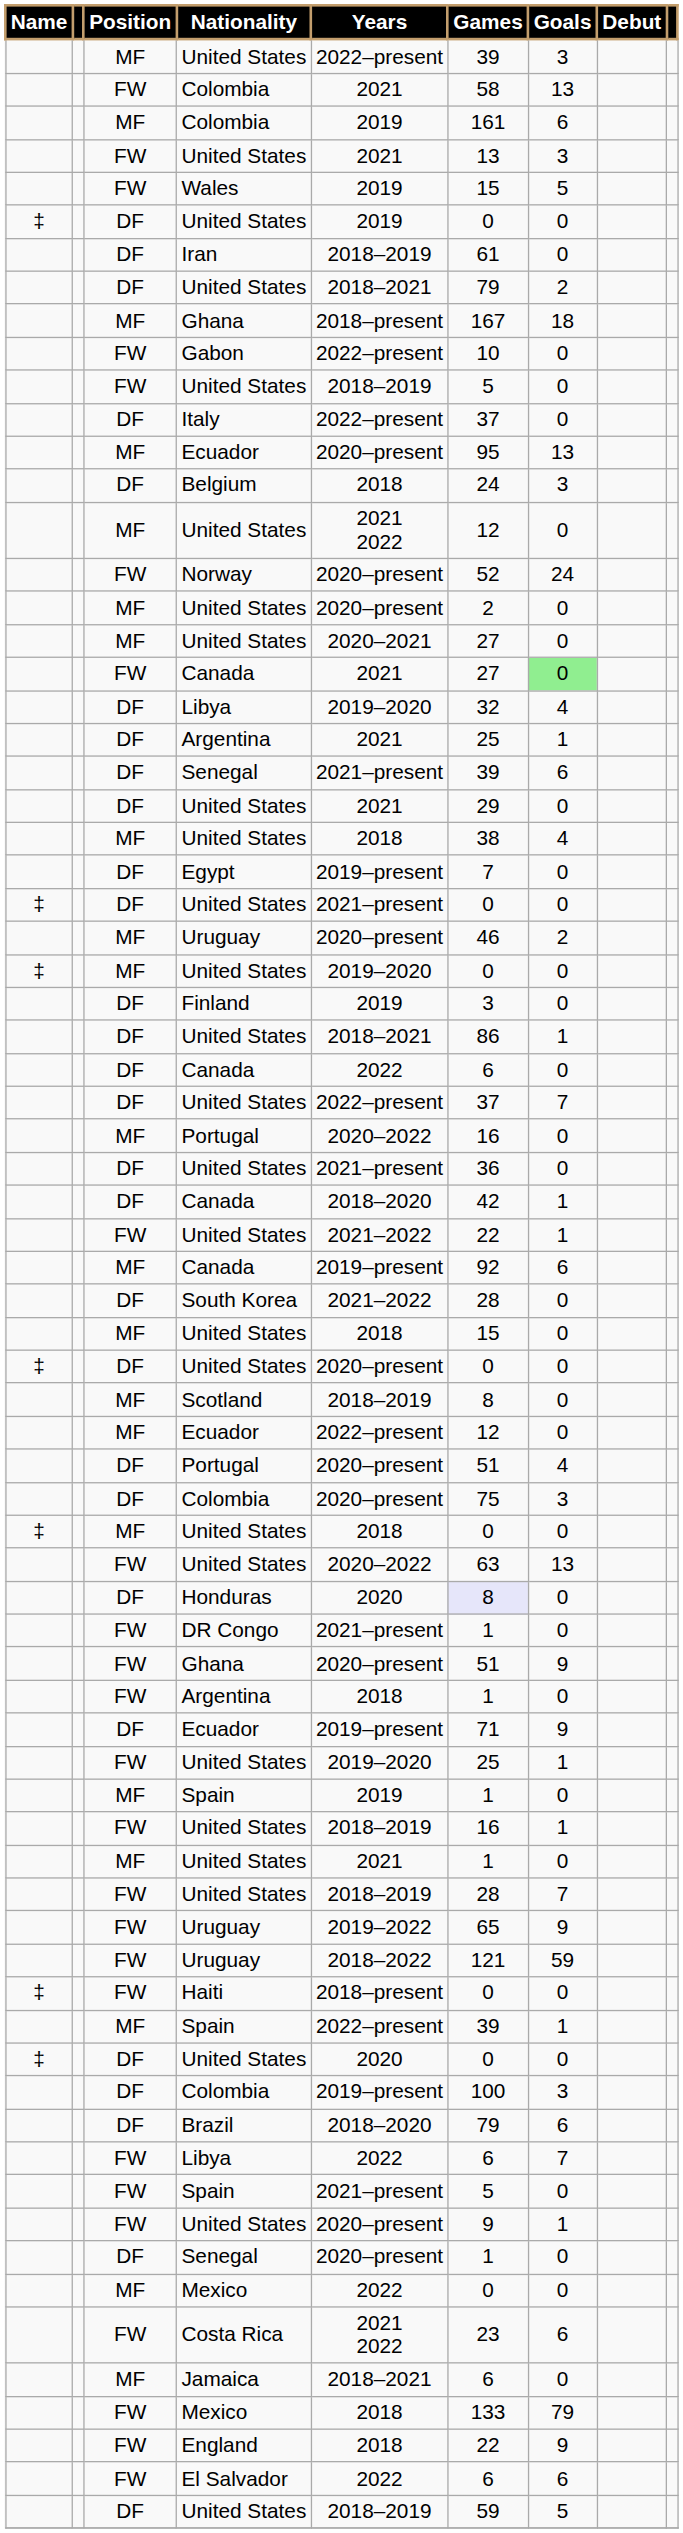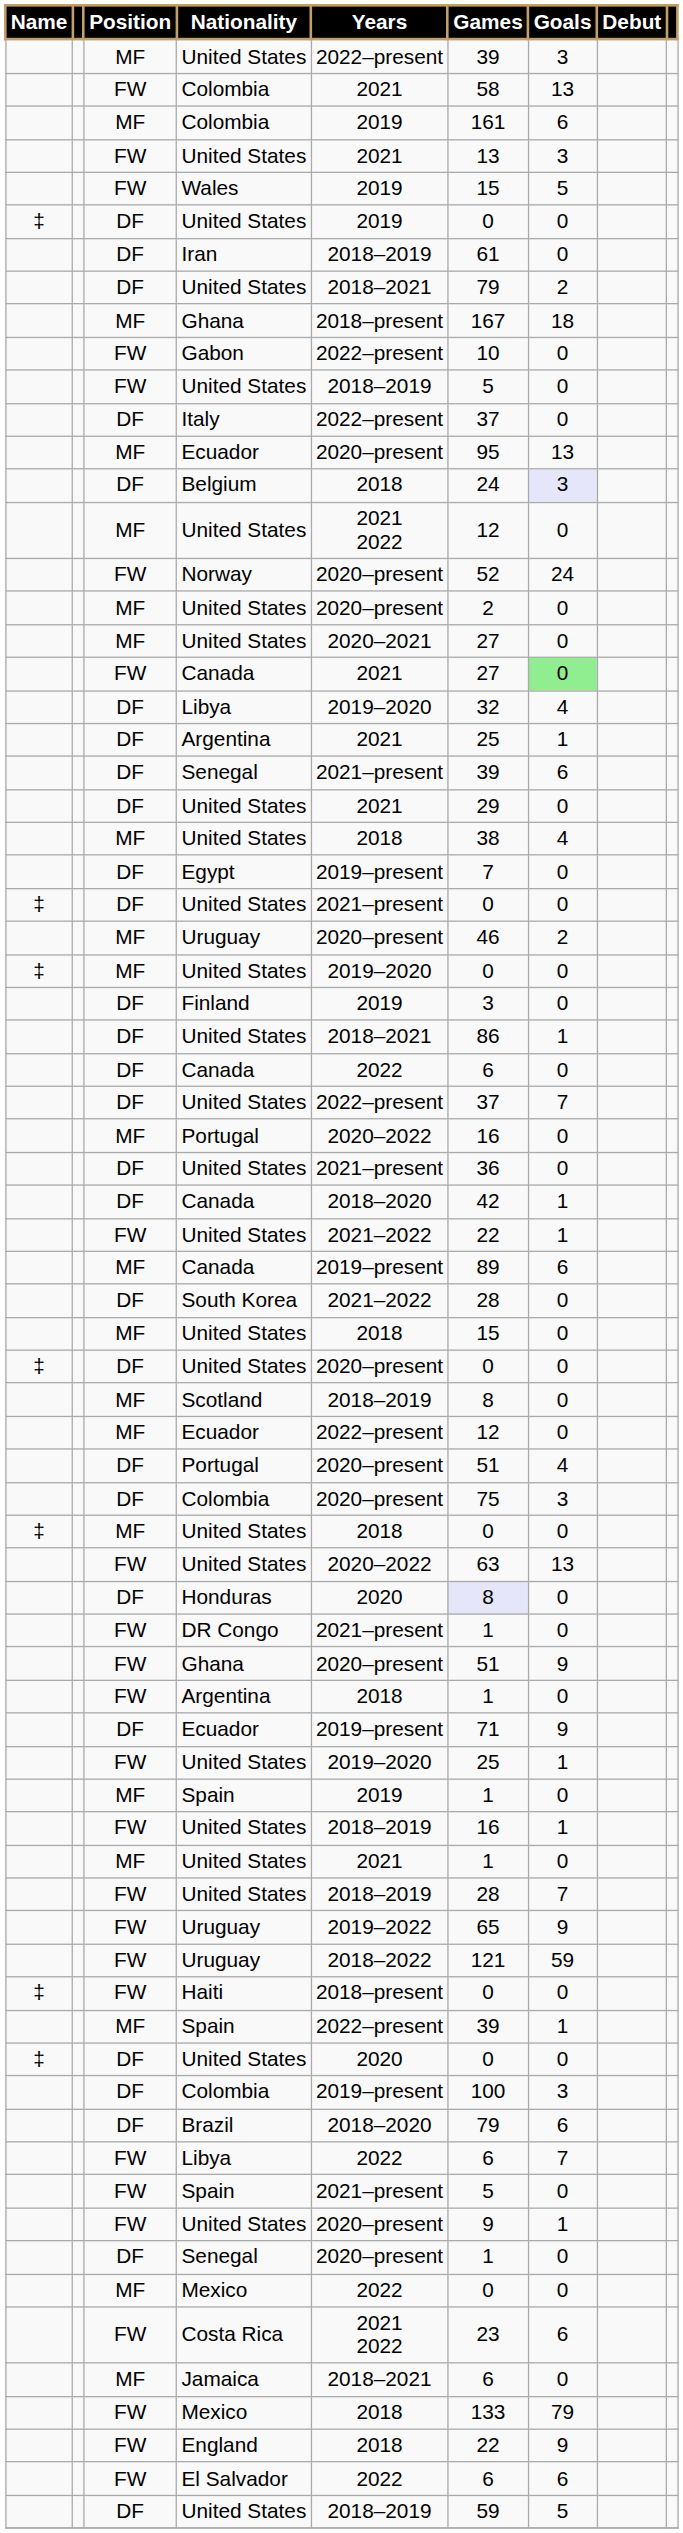(563, 485) no background -> (563, 485) lavender background
(488, 1267) 92 -> (488, 1267) 89
